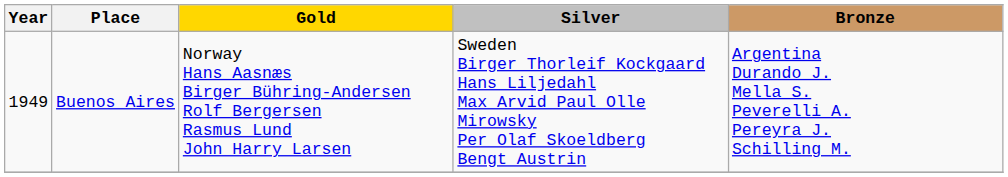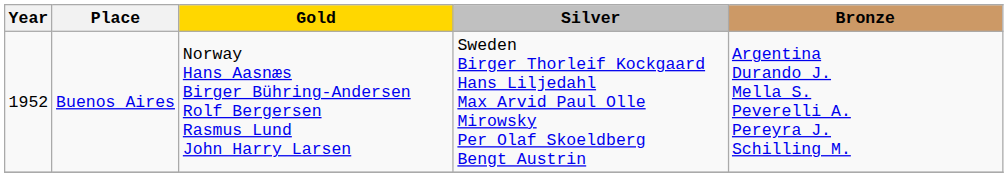(28, 102) 1949 -> (28, 102) 1952
